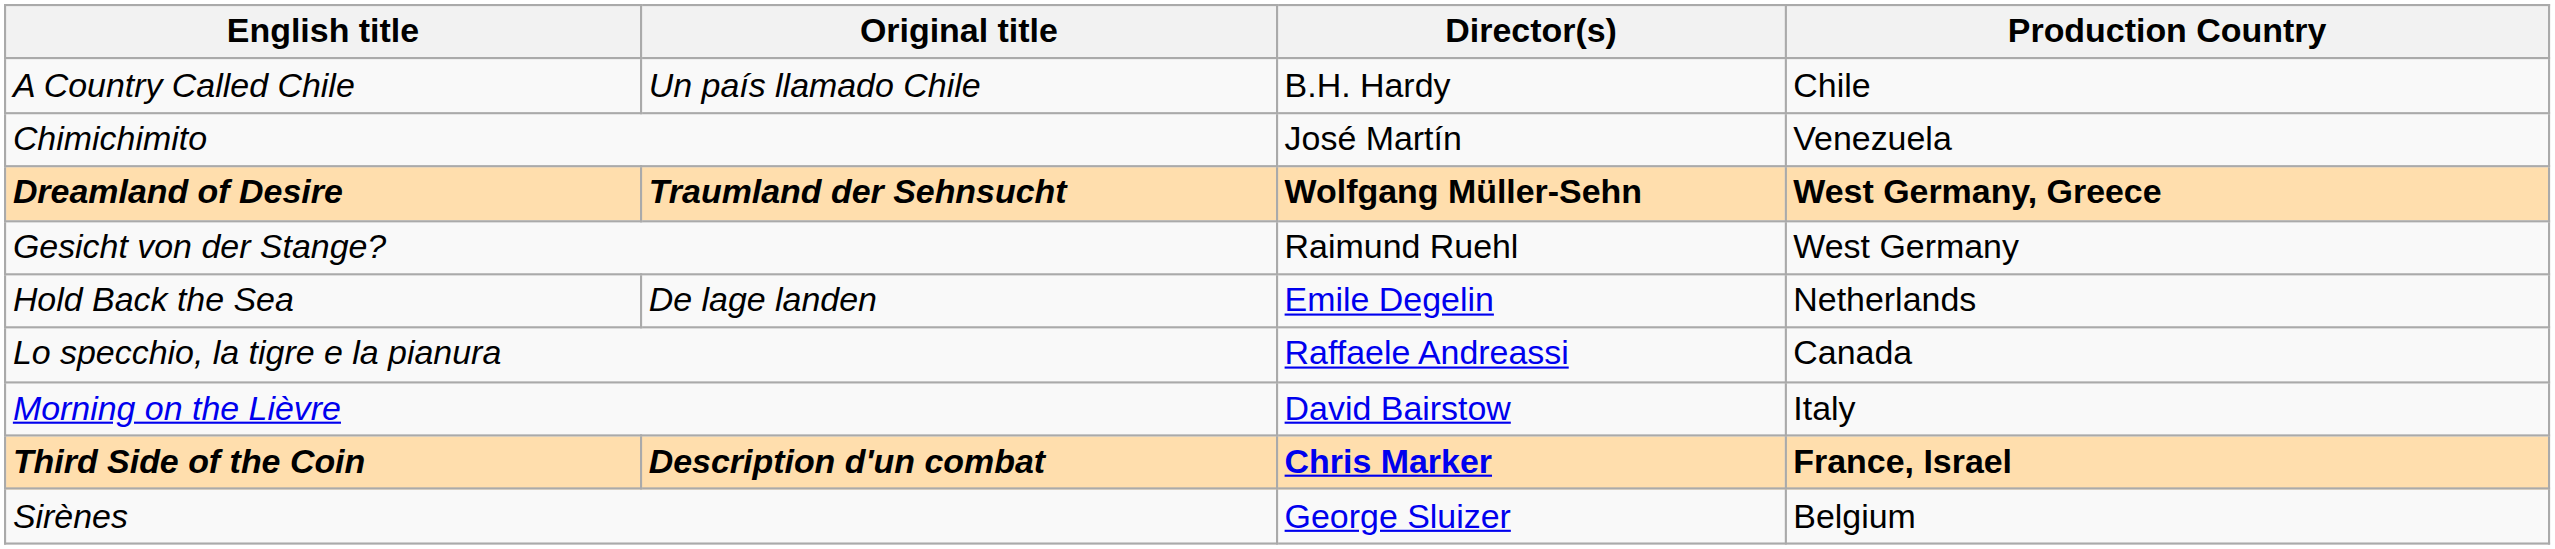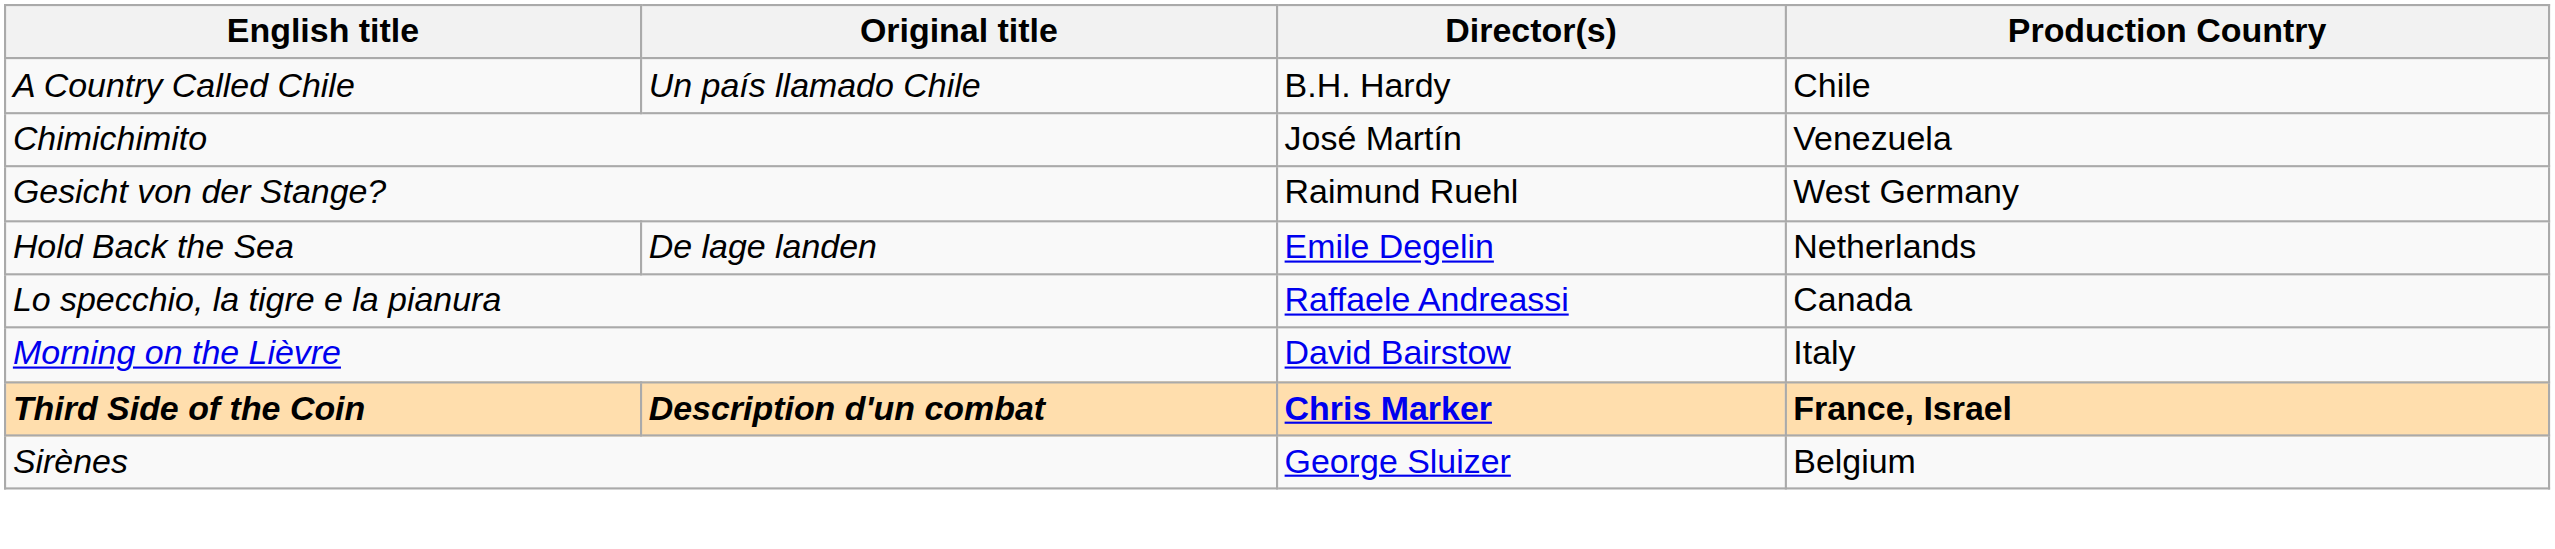- row: (178, 192)
